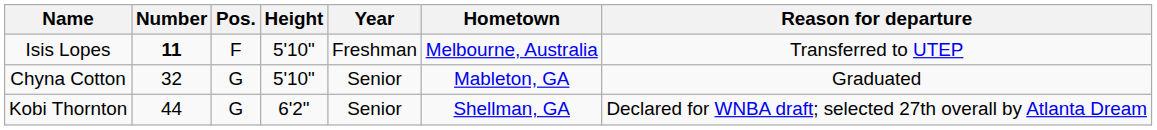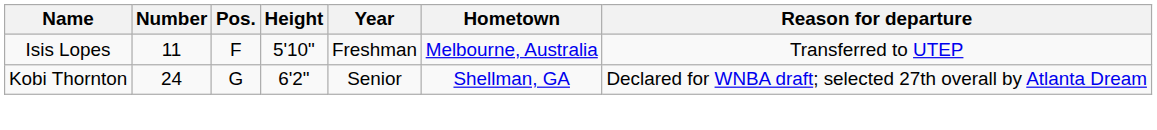(172, 49) bold -> (172, 49) normal
- row: (68, 79)
(172, 109) 44 -> (172, 79) 24
